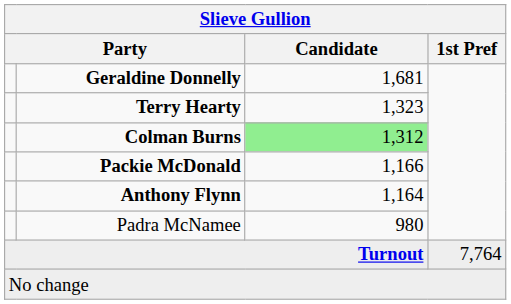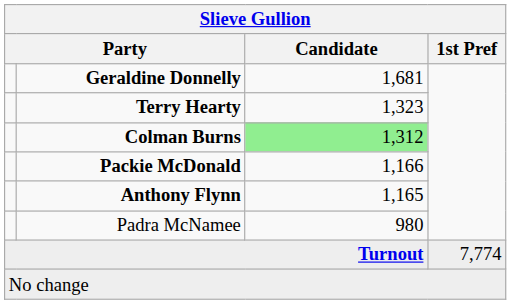(403, 195) 1,164 -> (403, 195) 1,165
(481, 254) 7,764 -> (481, 254) 7,774
